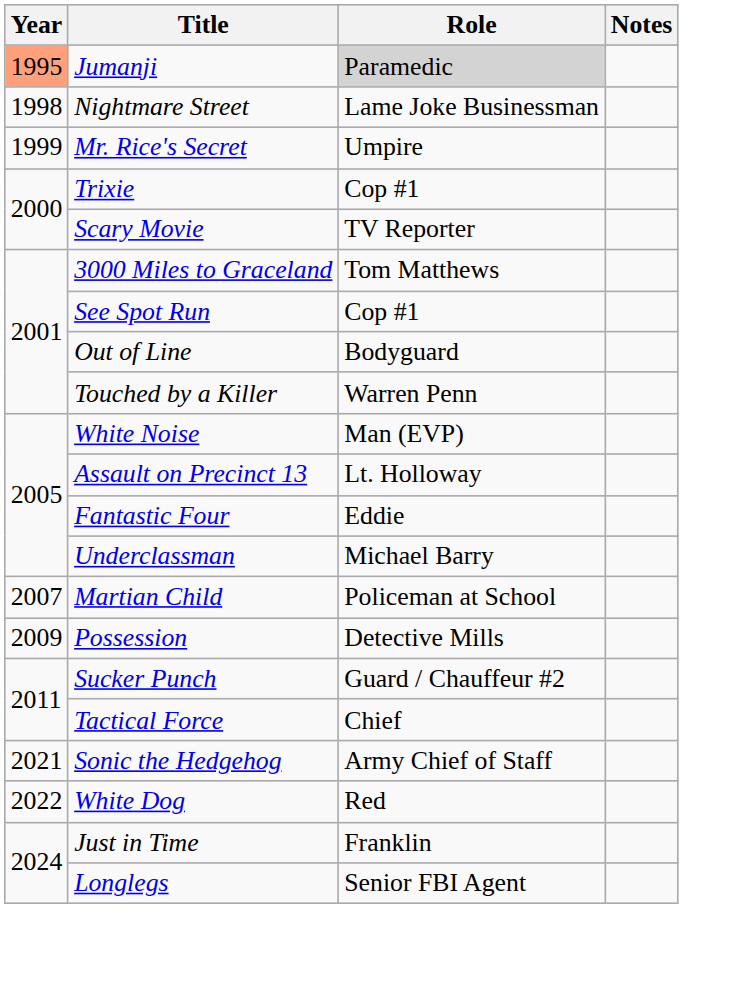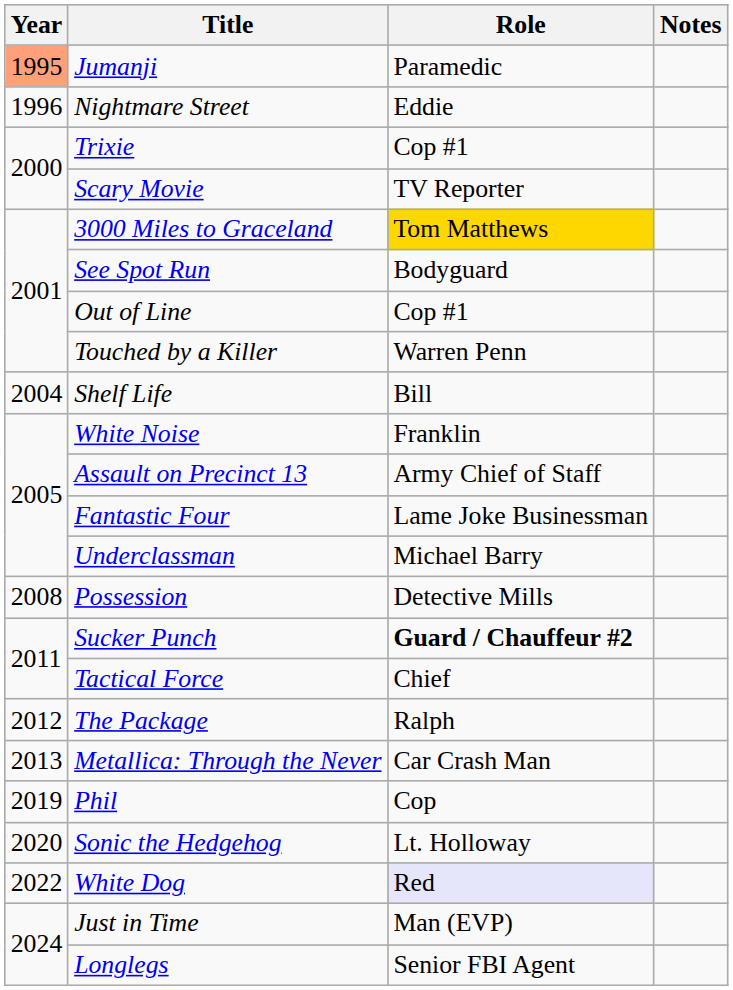(399, 65) lightgrey background -> (448, 65) no background
(37, 106) 1998 -> (37, 106) 1996
(472, 106) Lame Joke Businessman -> (423, 106) Eddie
- row: (160, 147)
(422, 270) no background -> (471, 229) gold background
(382, 310) Cop #1 -> (451, 270) Bodyguard
(402, 351) Bodyguard -> (431, 310) Cop #1
+ row: (123, 392)
(404, 433) Man (EVP) -> (437, 433) Franklin
(413, 474) Lt. Holloway -> (497, 474) Army Chief of Staff
(374, 515) Eddie -> (521, 515) Lame Joke Businessman
- row: (148, 596)
(37, 637) 2009 -> (37, 596) 2008
(455, 678) normal -> (513, 637) bold
+ row: (141, 719)
+ row: (228, 760)
+ row: (96, 801)
(37, 760) 2021 -> (37, 842) 2020
(448, 760) Army Chief of Staff -> (462, 842) Lt. Holloway
(365, 801) no background -> (414, 882) lavender background
(388, 842) Franklin -> (453, 923) Man (EVP)
